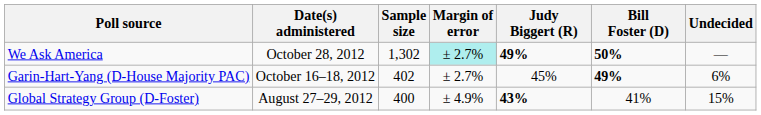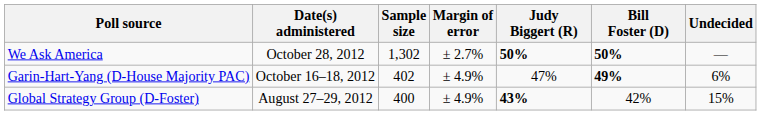(463, 53) paleturquoise background -> (463, 53) no background
(514, 53) 49% -> (514, 53) 50%
(463, 76) ± 2.7% -> (463, 76) ± 4.9%
(544, 76) 45% -> (544, 76) 47%
(638, 98) 41% -> (638, 98) 42%
